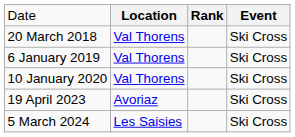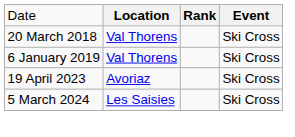- row: (57, 79)
